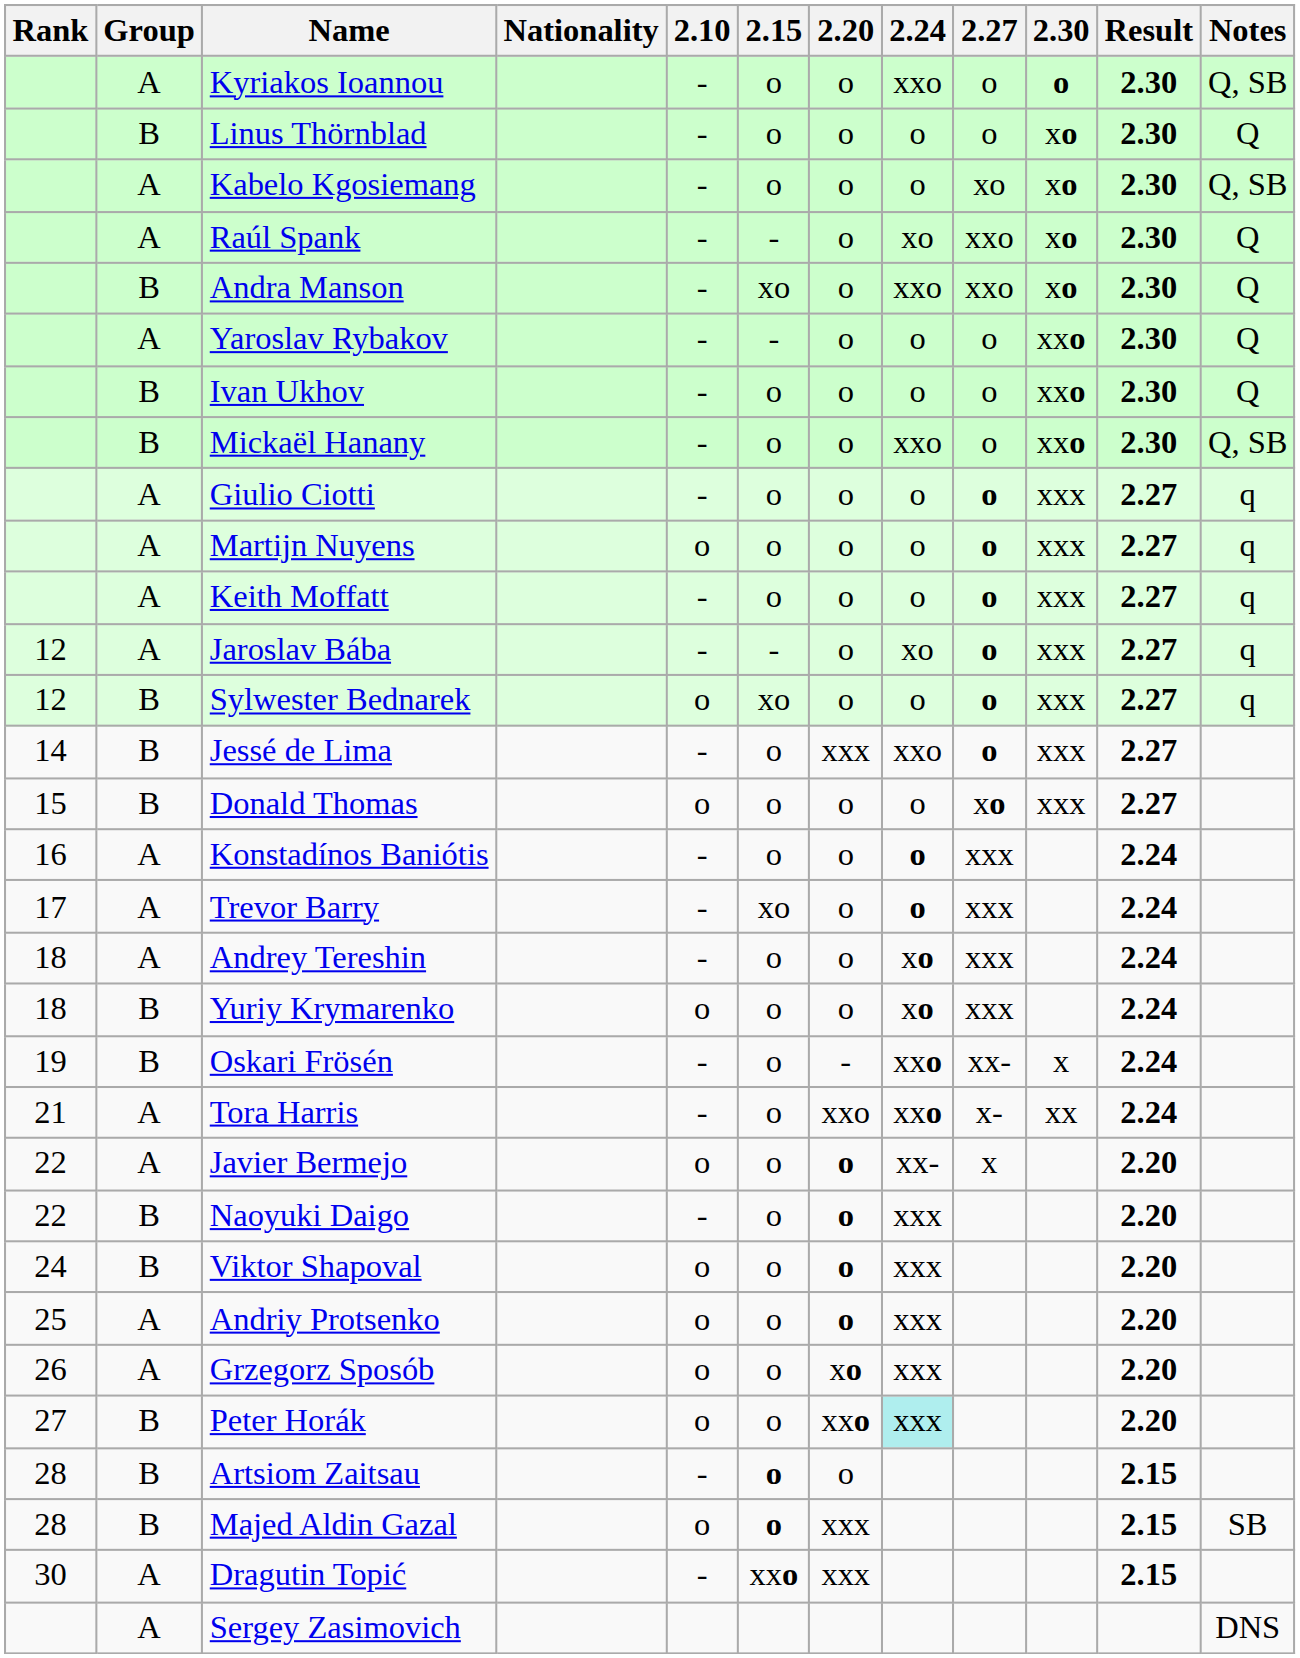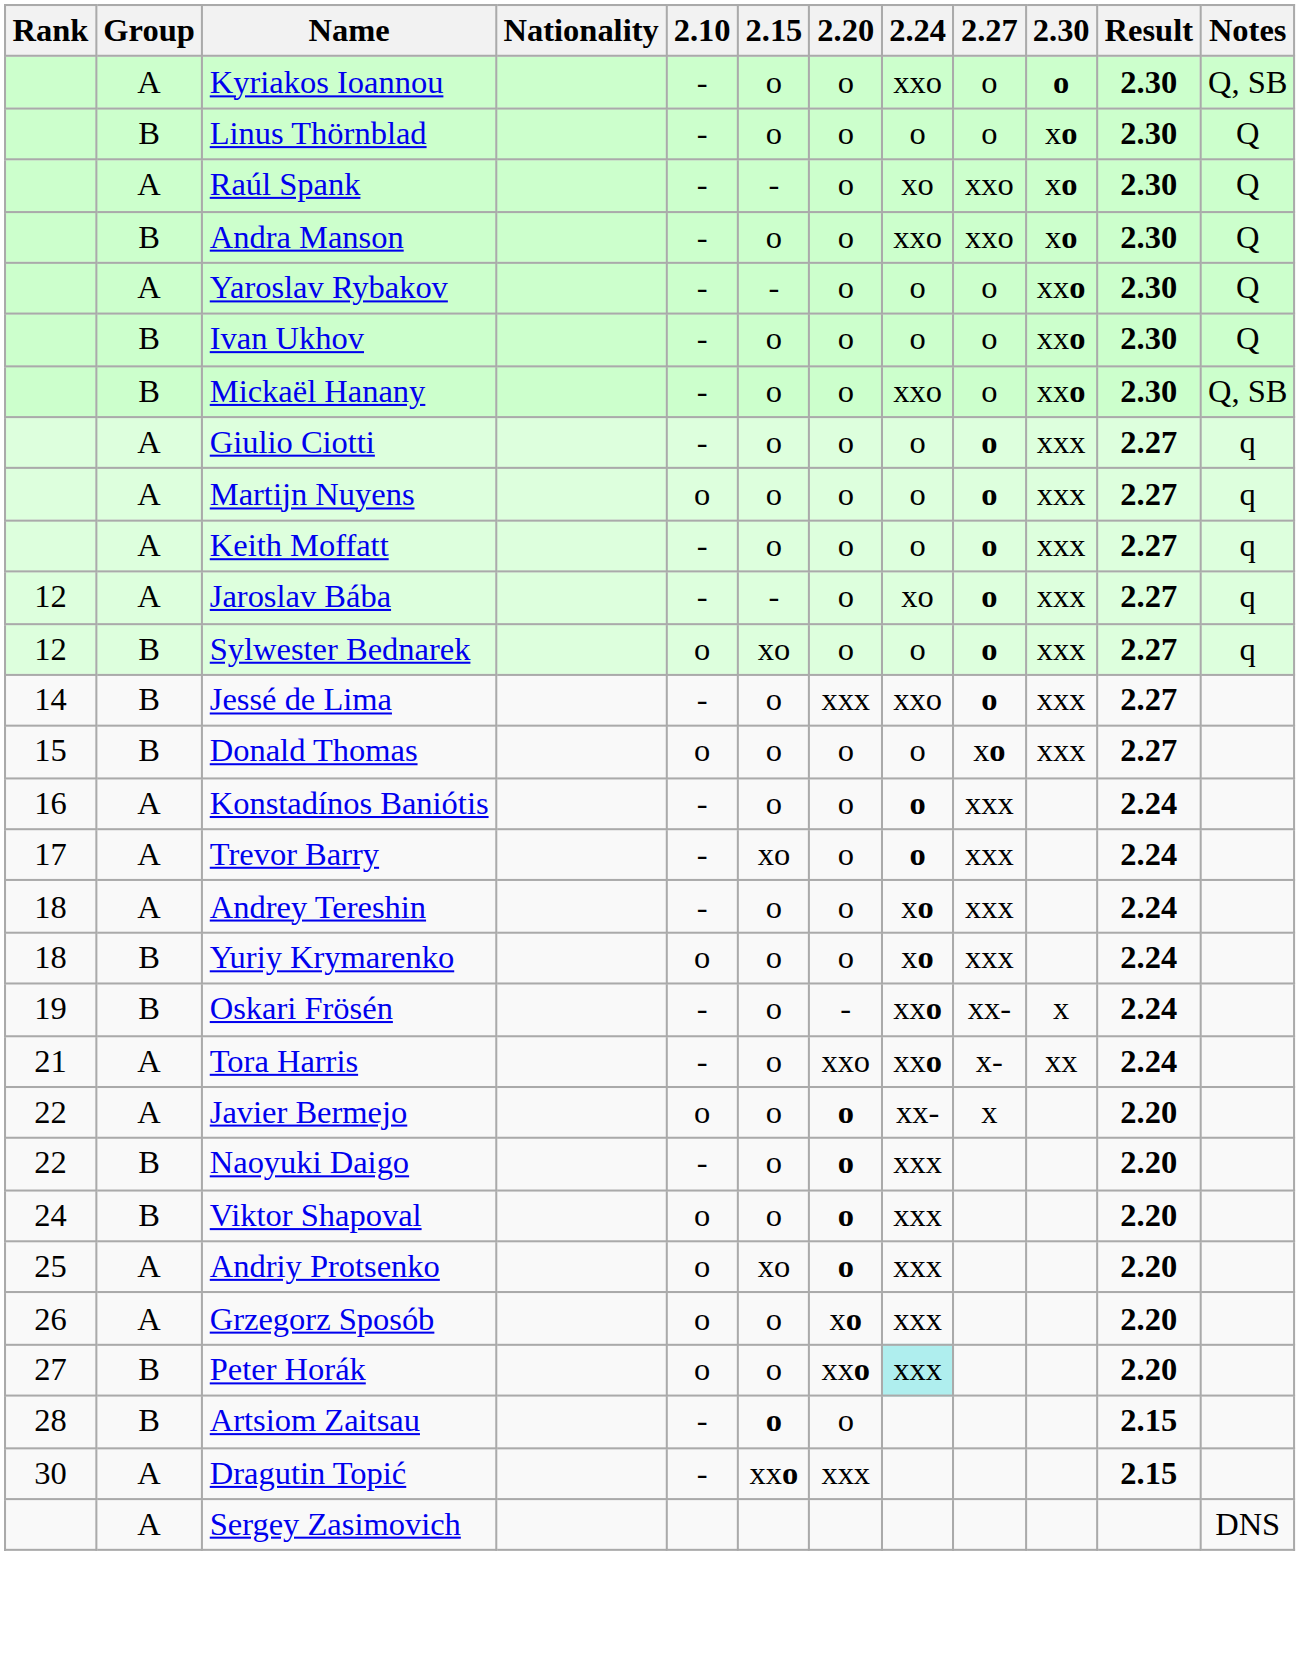- row: (343, 184)
(774, 287) xo -> (774, 236) o
(774, 1318) o -> (774, 1266) xo
- row: (333, 1524)
